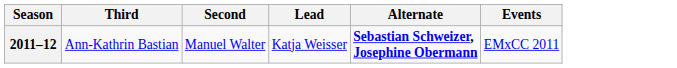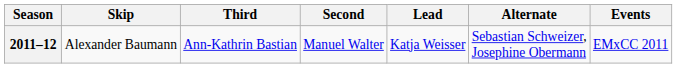+ column: (121, 15)
(415, 44) bold -> (529, 44) normal
